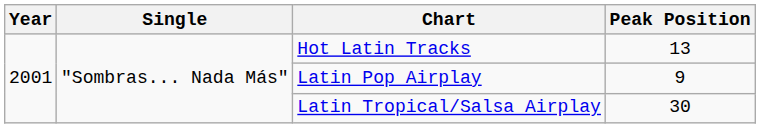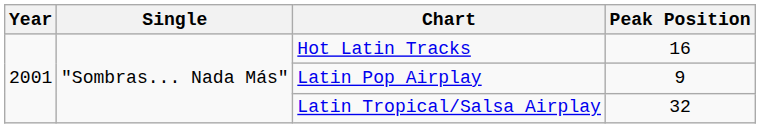(680, 49) 13 -> (680, 49) 16
(680, 108) 30 -> (680, 108) 32
